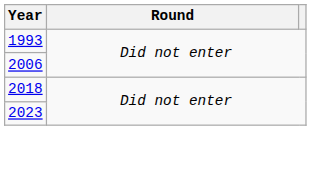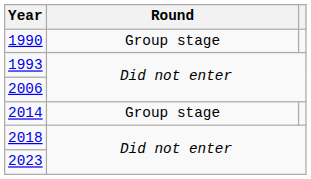+ row: (25, 41)
+ row: (25, 113)
